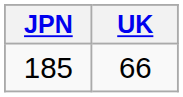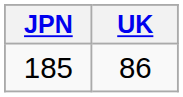(135, 67) 66 -> (135, 67) 86
